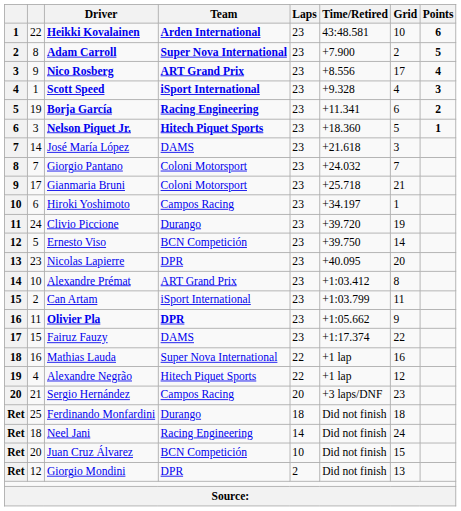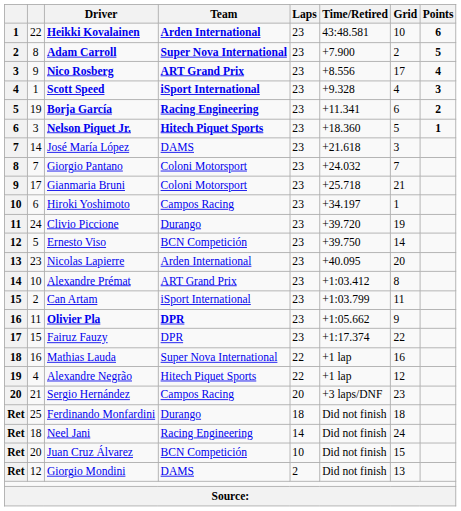(172, 261) DPR -> (206, 261) Arden International
(177, 337) DAMS -> (172, 337) DPR
(172, 471) DPR -> (177, 471) DAMS
